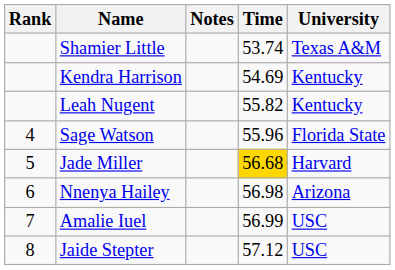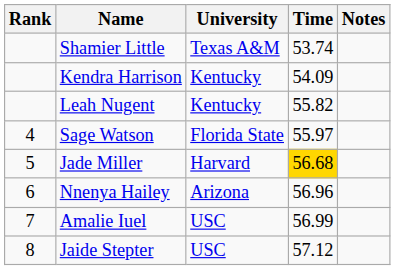columns swapped: (339, 18) <-> (212, 18)
(263, 76) 54.69 -> (313, 76) 54.09
(263, 134) 55.96 -> (313, 134) 55.97
(263, 192) 56.98 -> (313, 192) 56.96
